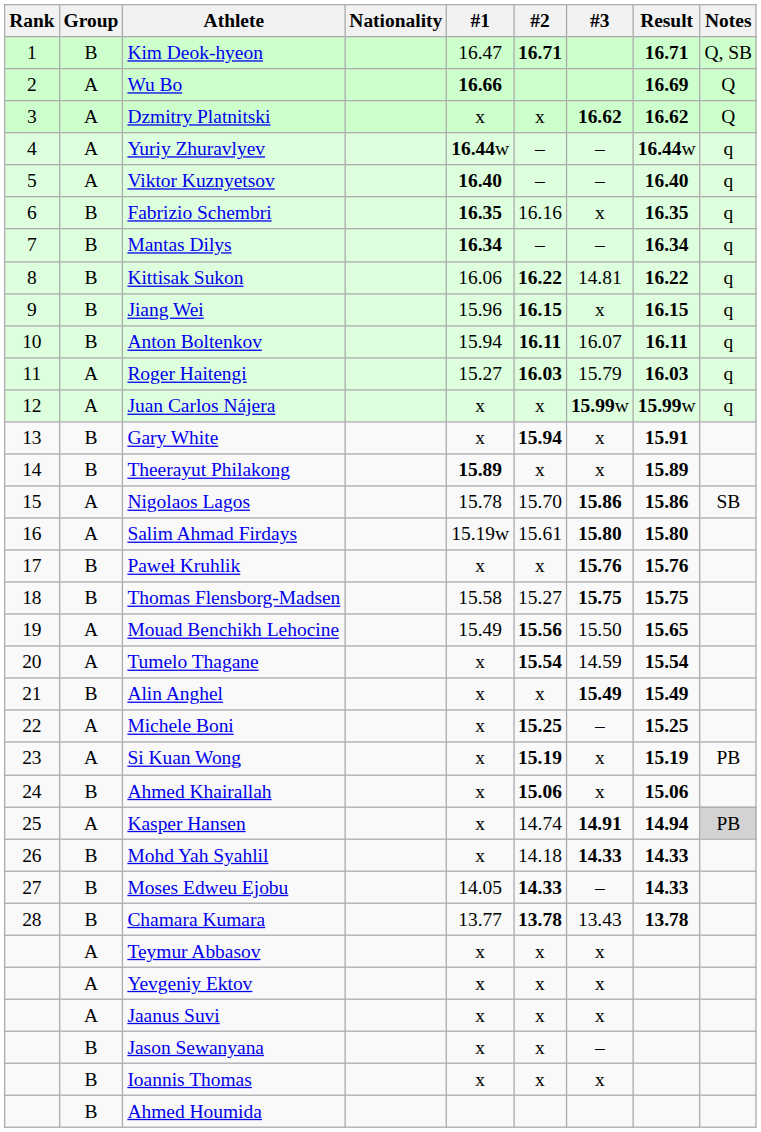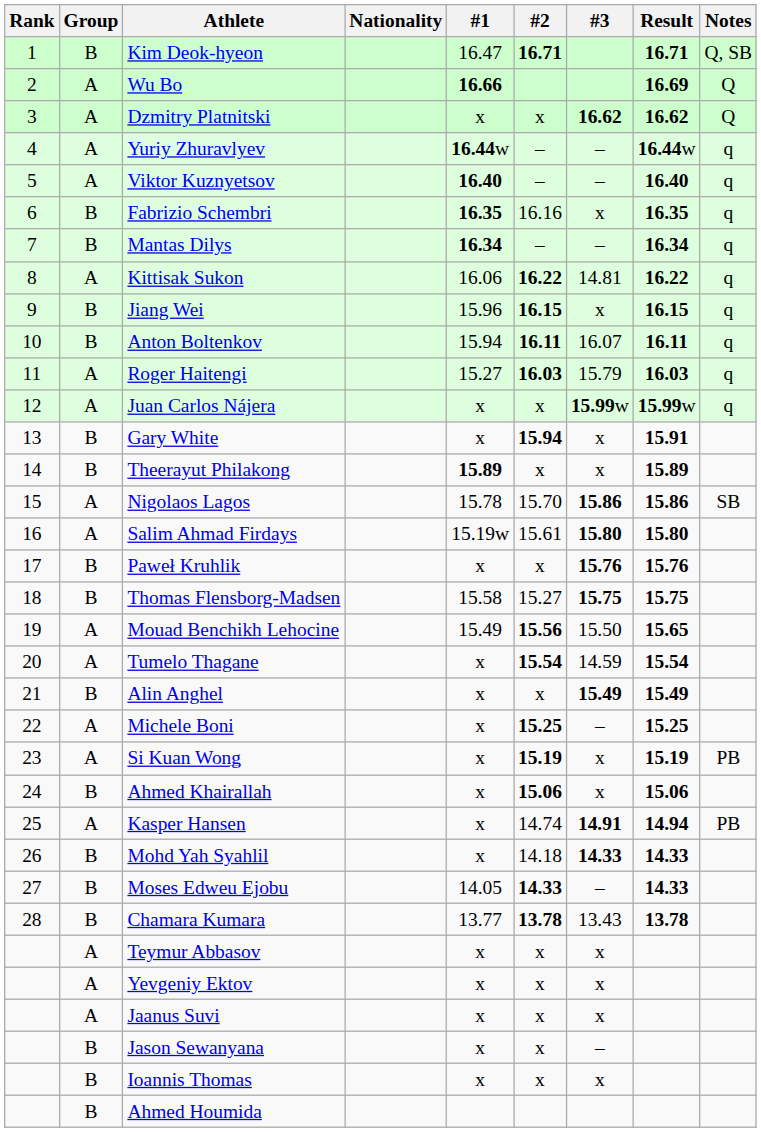(91, 277) B -> (91, 277) A
(728, 822) lightgrey background -> (728, 822) no background
